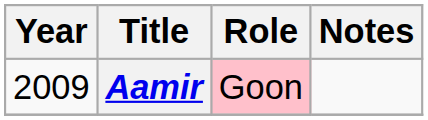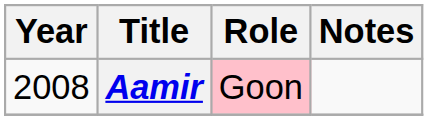(51, 86) 2009 -> (51, 86) 2008
